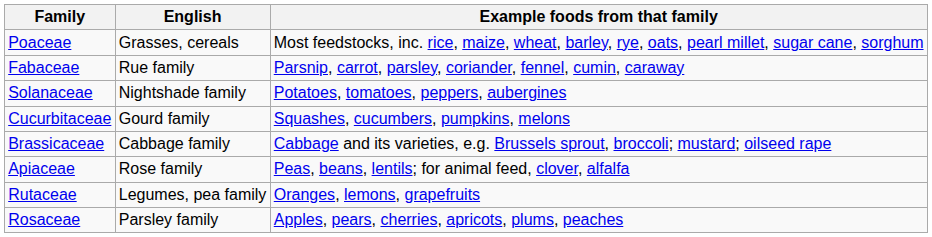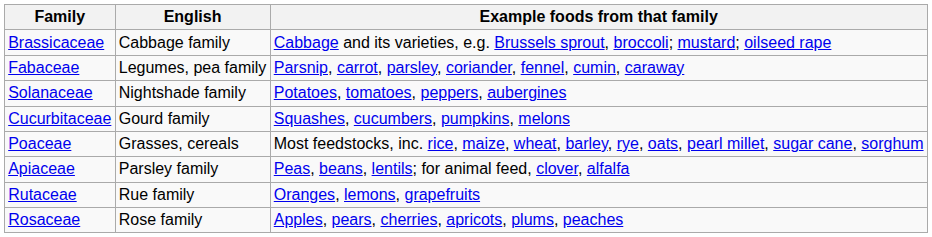rows swapped: (40, 42) <-> (56, 144)
(157, 67) Rue family -> (193, 67) Legumes, pea family
(161, 169) Rose family -> (169, 169) Parsley family
(193, 194) Legumes, pea family -> (157, 194) Rue family
(169, 220) Parsley family -> (161, 220) Rose family
